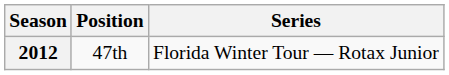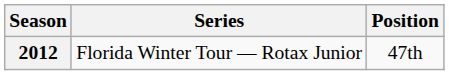columns swapped: (296, 20) <-> (110, 20)
